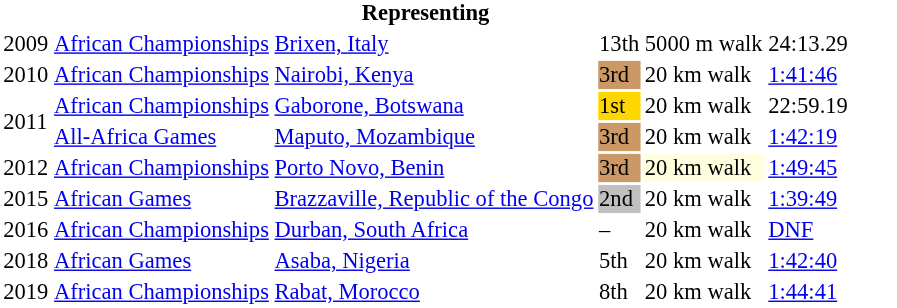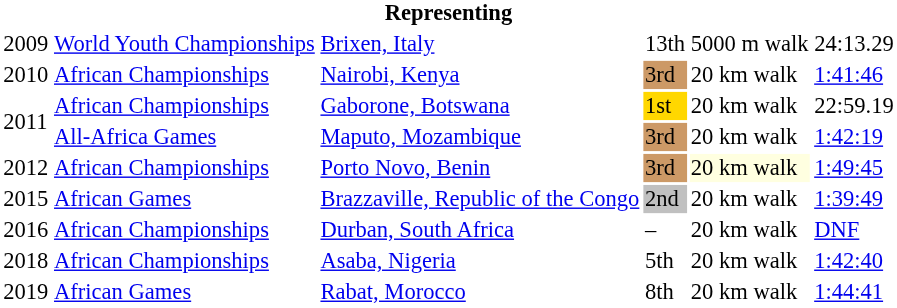(161, 43) African Championships -> (184, 43) World Youth Championships
(123, 260) African Games -> (161, 260) African Championships
(161, 291) African Championships -> (123, 291) African Games
